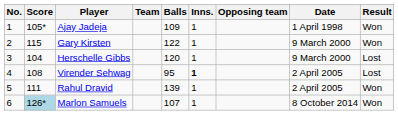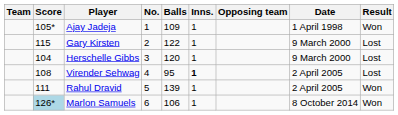columns swapped: (14, 12) <-> (147, 12)
(372, 42) Won -> (372, 42) Lost
(172, 103) 107 -> (172, 103) 106
